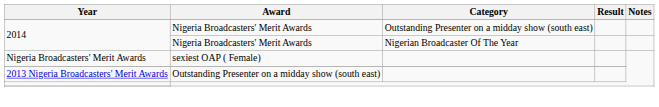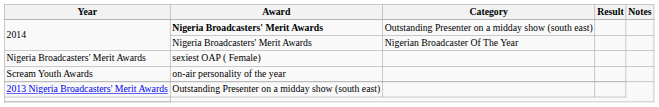(242, 27) normal -> (248, 27) bold
+ row: (50, 74)
